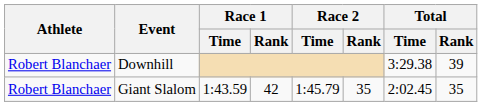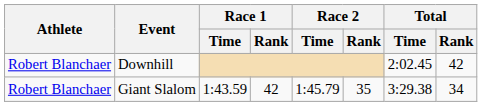(410, 65) 3:29.38 -> (410, 65) 2:02.45
(456, 65) 39 -> (456, 65) 42
(410, 89) 2:02.45 -> (410, 89) 3:29.38
(456, 89) 35 -> (456, 89) 34
